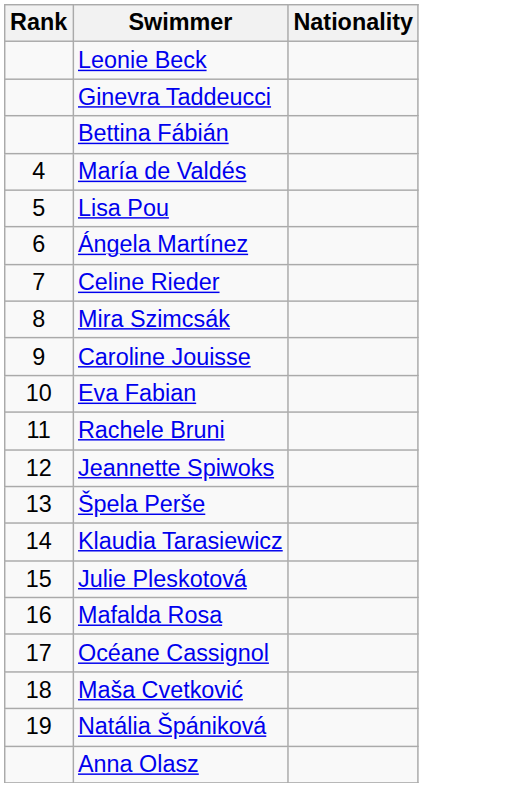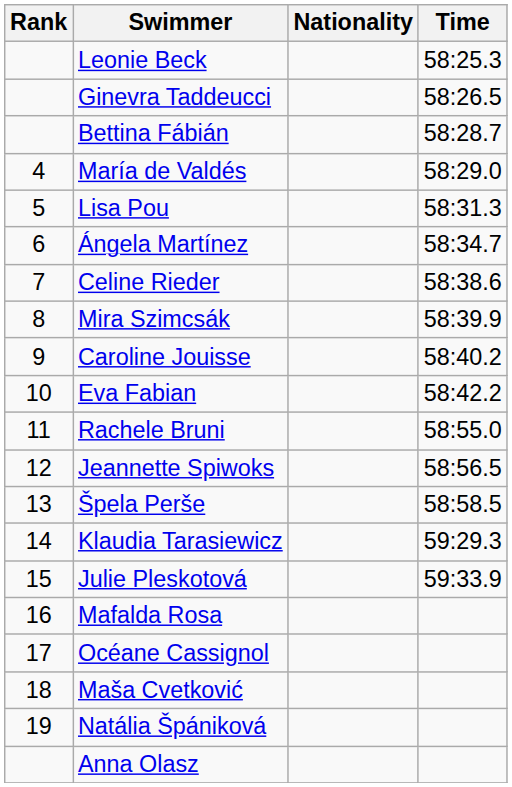+ column: (463, 23)
